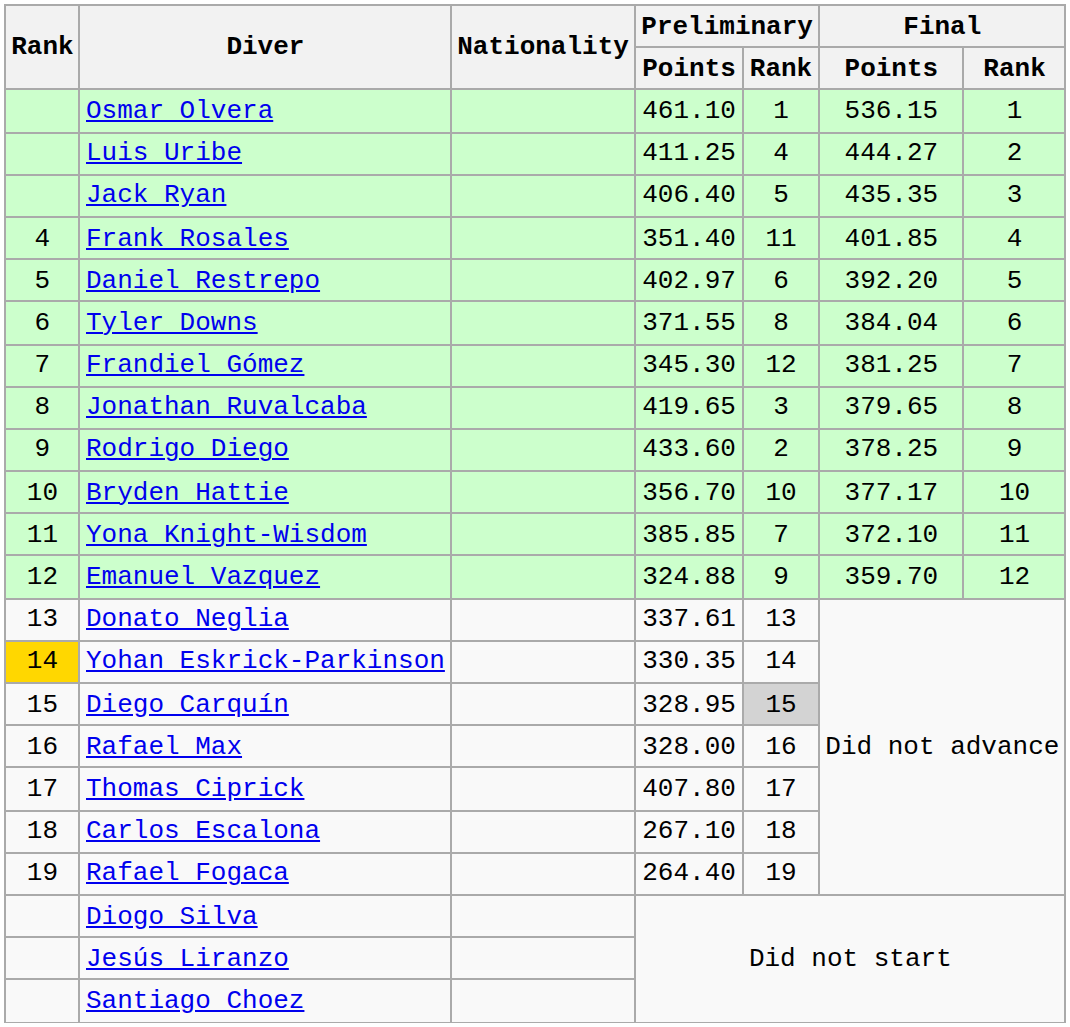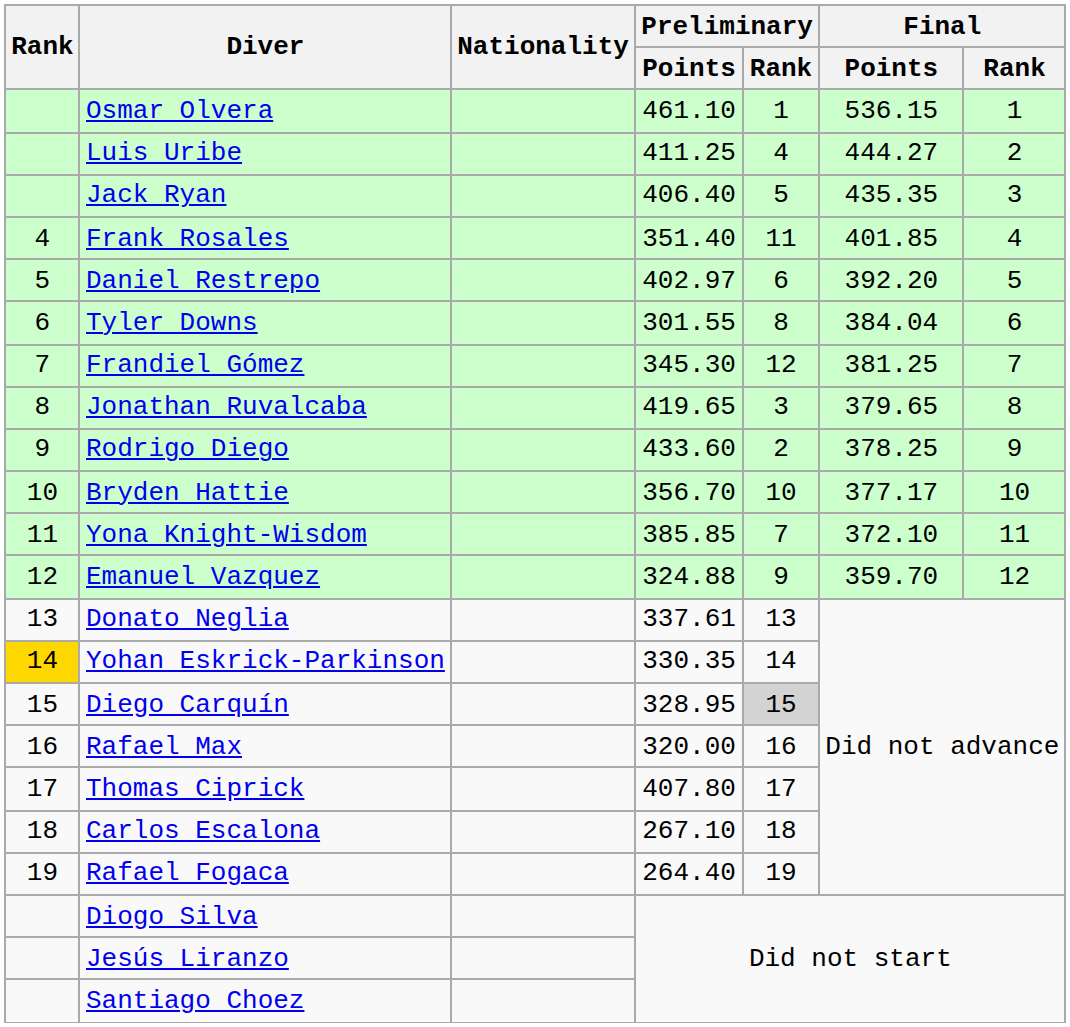(689, 323) 371.55 -> (689, 323) 301.55
(689, 747) 328.00 -> (689, 747) 320.00
